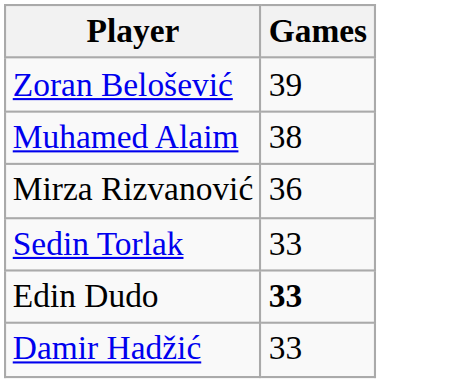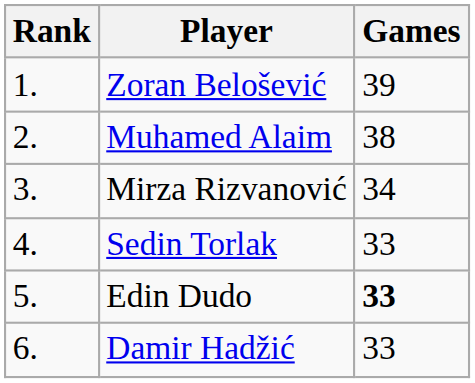+ column: (52, 31)
(285, 190) 36 -> (379, 190) 34
